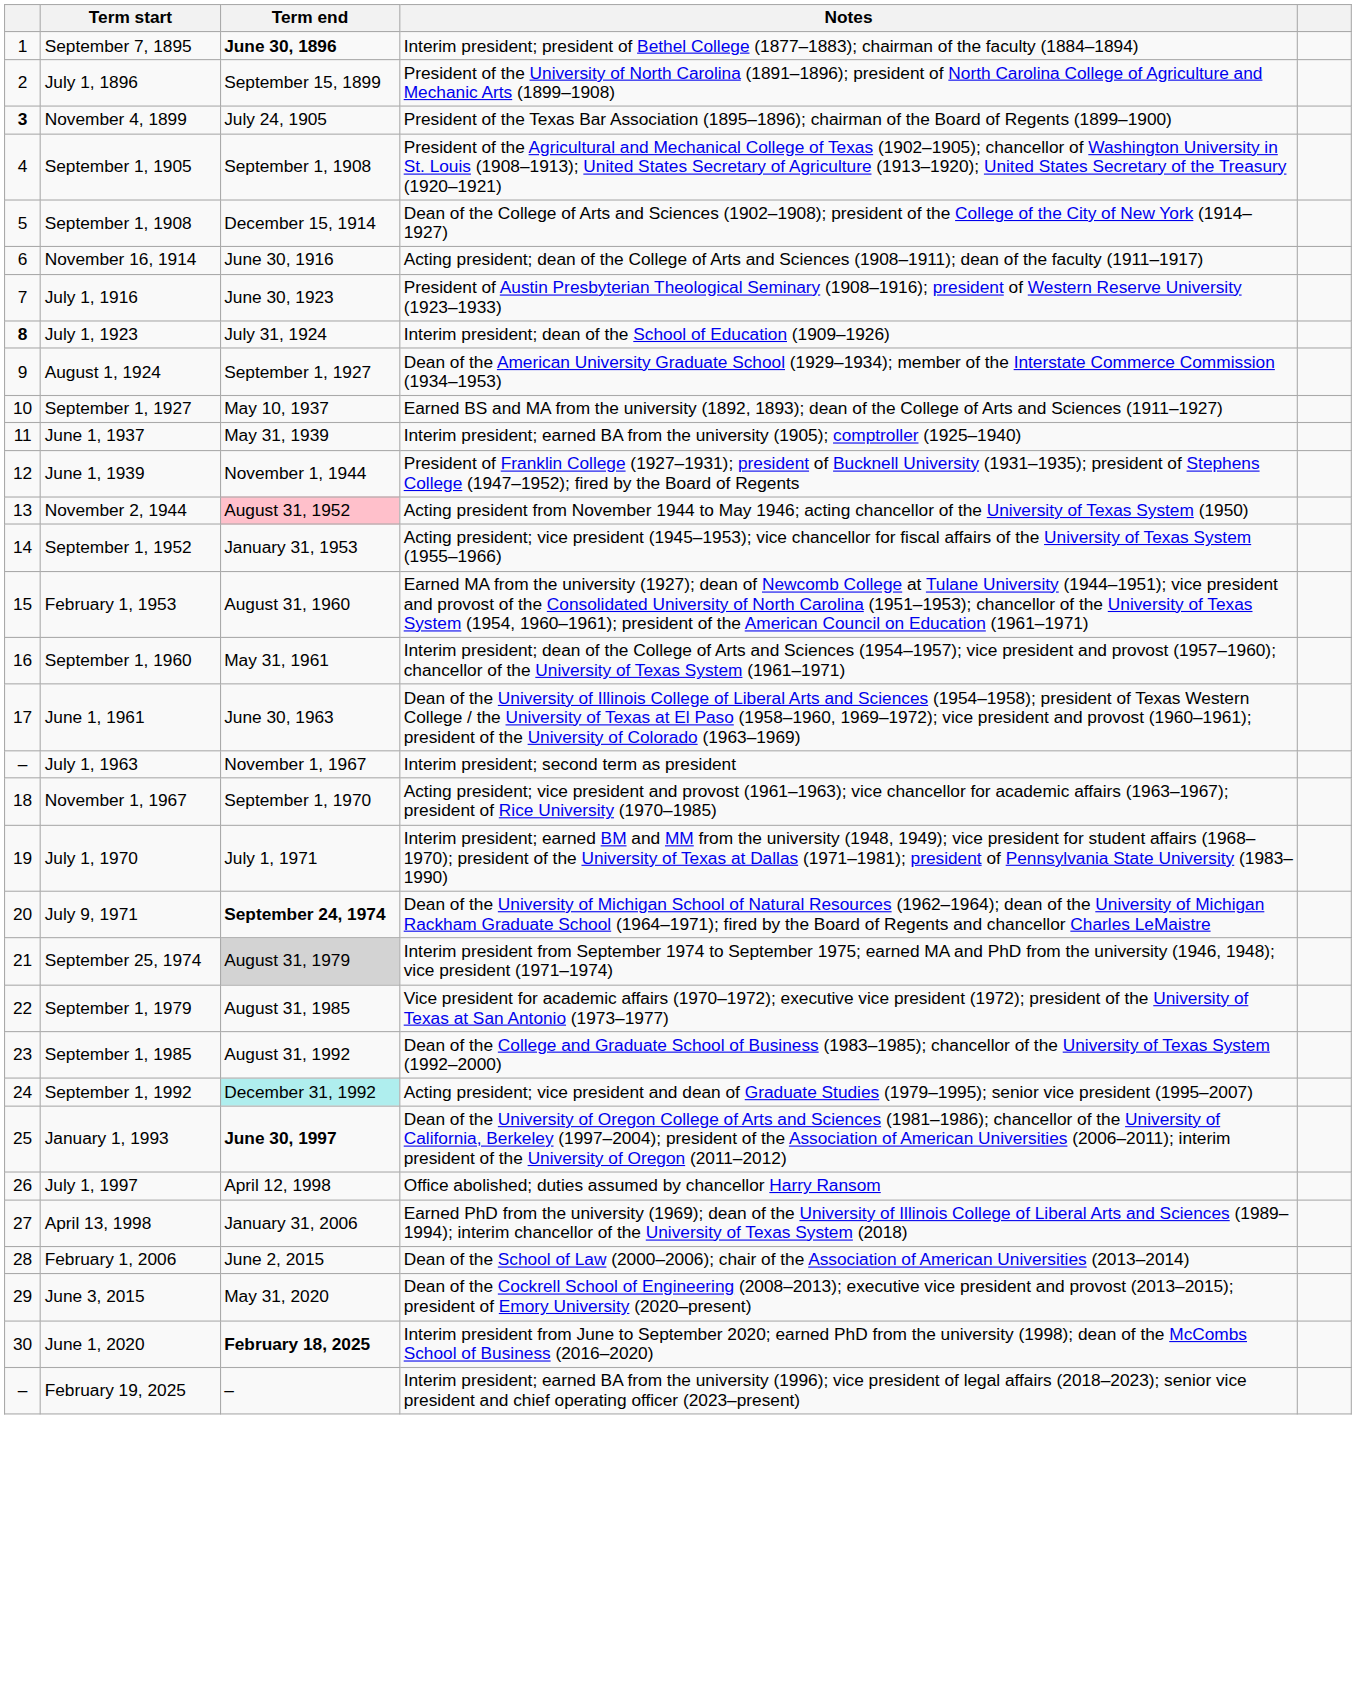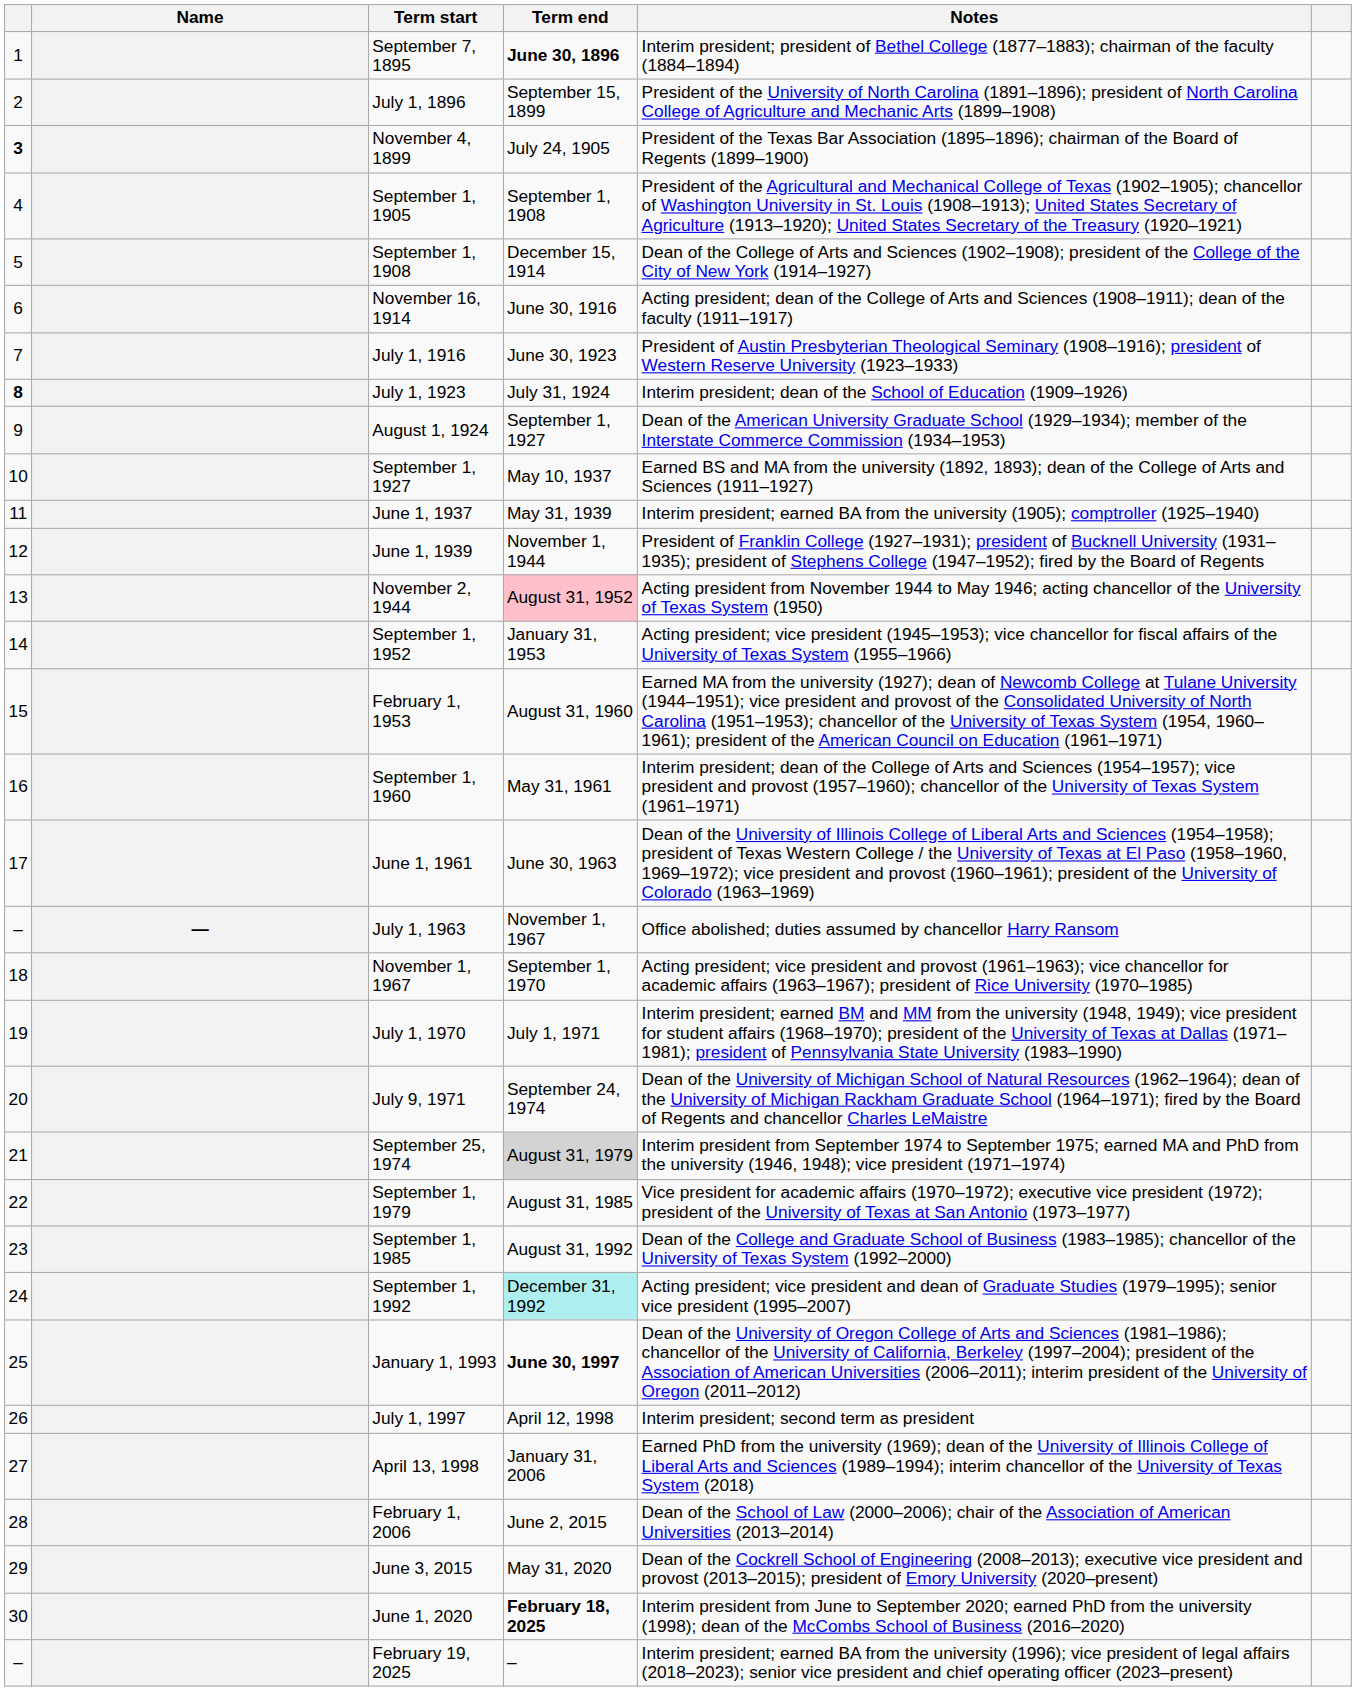+ column: (200, 18)
(570, 764) Interim president; second term as president -> (880, 929) Office abolished; duties assumed by chancellor Harry Ransom
(305, 914) bold -> (564, 1099) normal
(642, 1185) Office abolished; duties assumed by chancellor Harry Ransom -> (808, 1419) Interim president; second term as president
